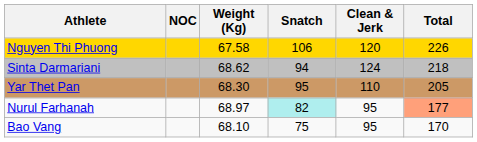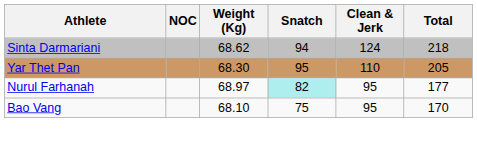- row: (62, 48)
(438, 107) lightsalmon background -> (438, 87) no background
